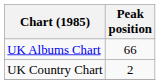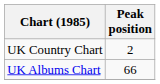rows swapped: (54, 49) <-> (55, 69)
